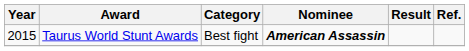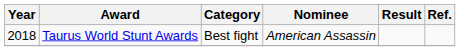(22, 35) 2015 -> (22, 35) 2018
(326, 35) bold -> (321, 35) normal
